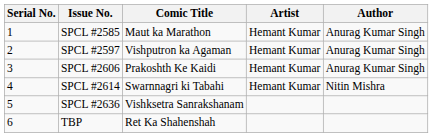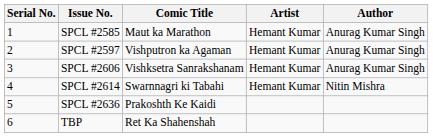(170, 68) Prakoshth Ke Kaidi -> (184, 68) Vishksetra Sanrakshanam
(184, 104) Vishksetra Sanrakshanam -> (170, 104) Prakoshth Ke Kaidi
